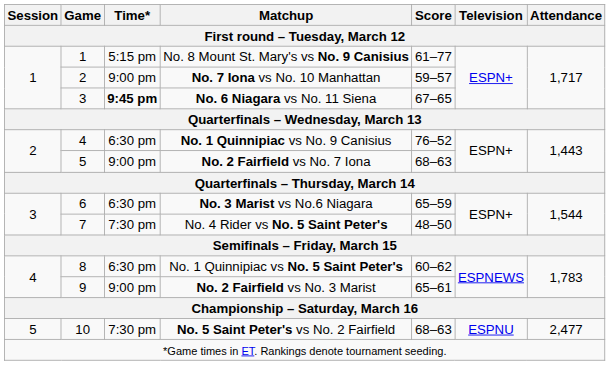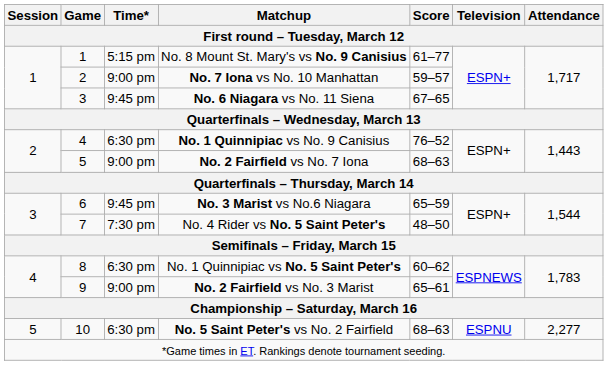(132, 99) bold -> (131, 99) normal
(132, 203) 6:30 pm -> (131, 203) 9:45 pm
(132, 329) 7:30 pm -> (131, 329) 6:30 pm
(566, 329) 2,477 -> (564, 329) 2,277
